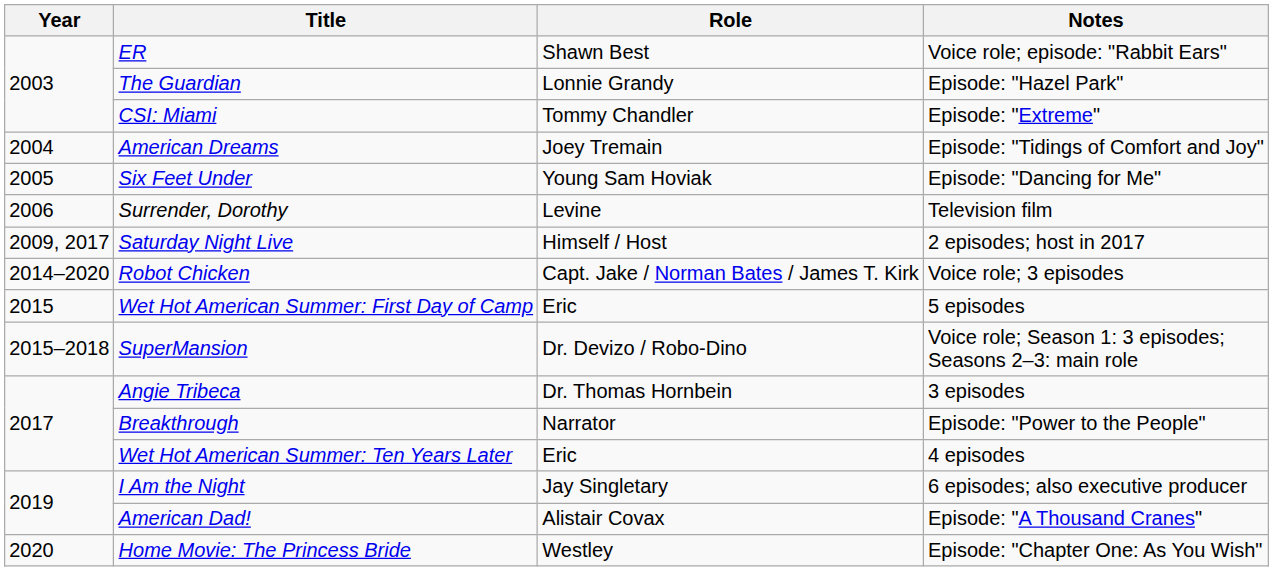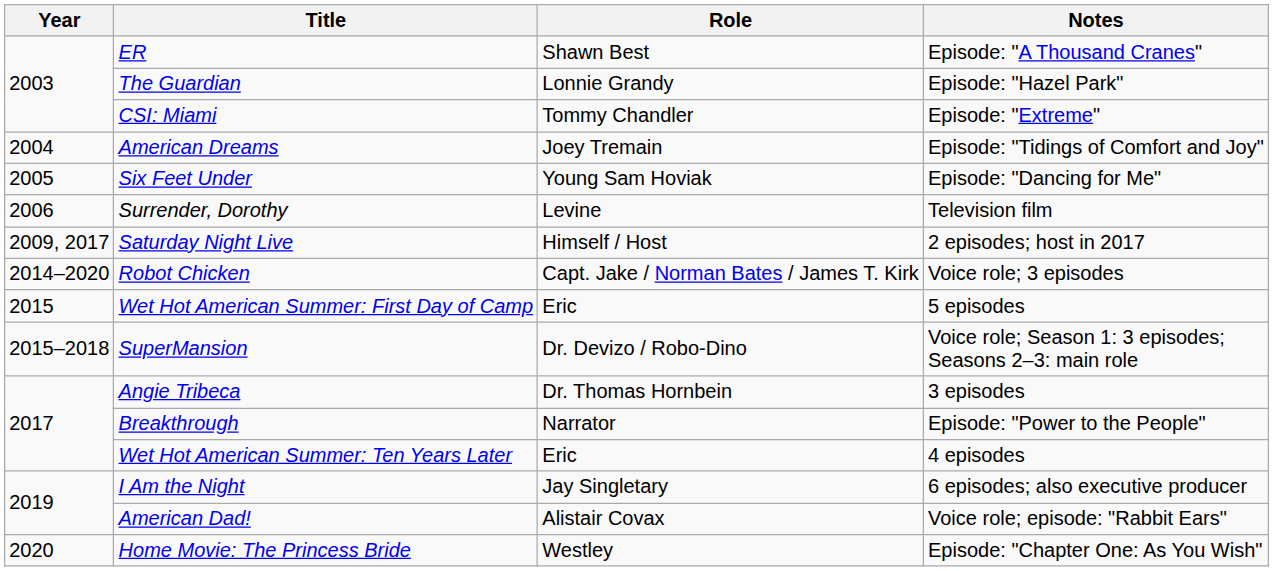(1077, 52) Voice role; episode: "Rabbit Ears" -> (1065, 52) Episode: "A Thousand Cranes"
(1065, 518) Episode: "A Thousand Cranes" -> (1077, 518) Voice role; episode: "Rabbit Ears"
